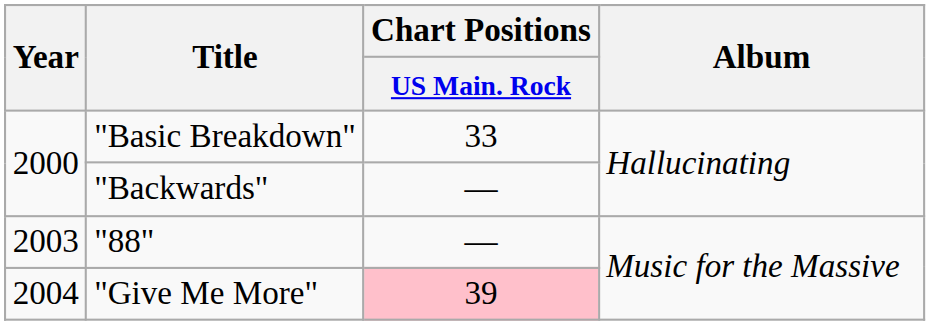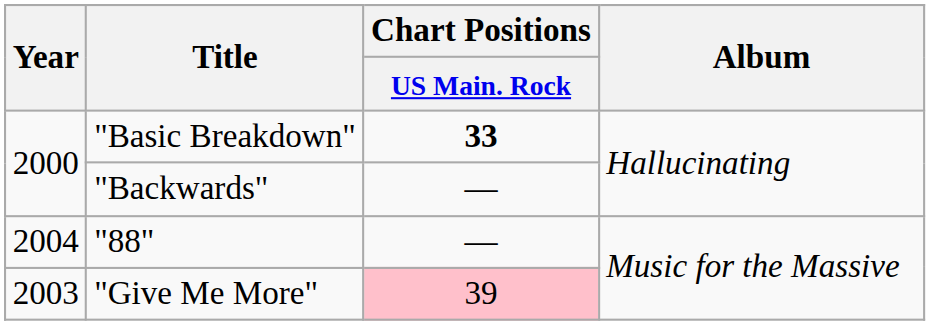(481, 135) normal -> (481, 135) bold
(46, 240) 2003 -> (46, 240) 2004
(46, 293) 2004 -> (46, 293) 2003
